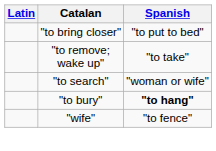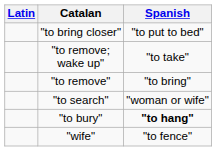+ row: (81, 81)
